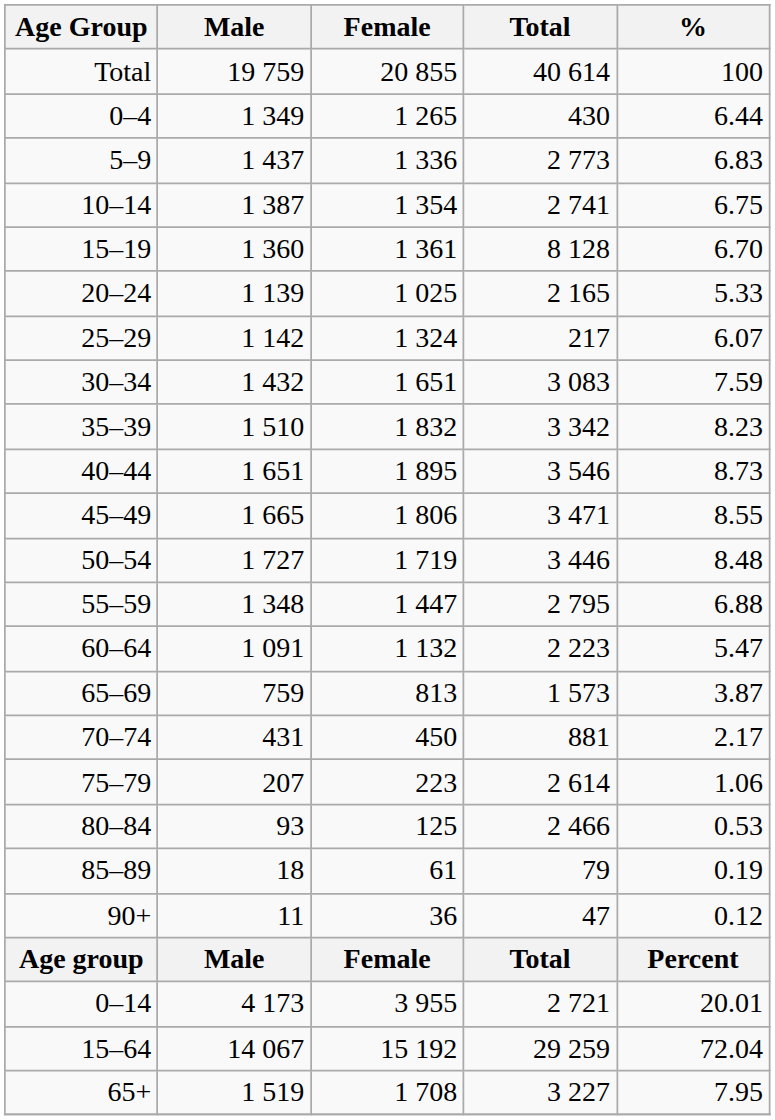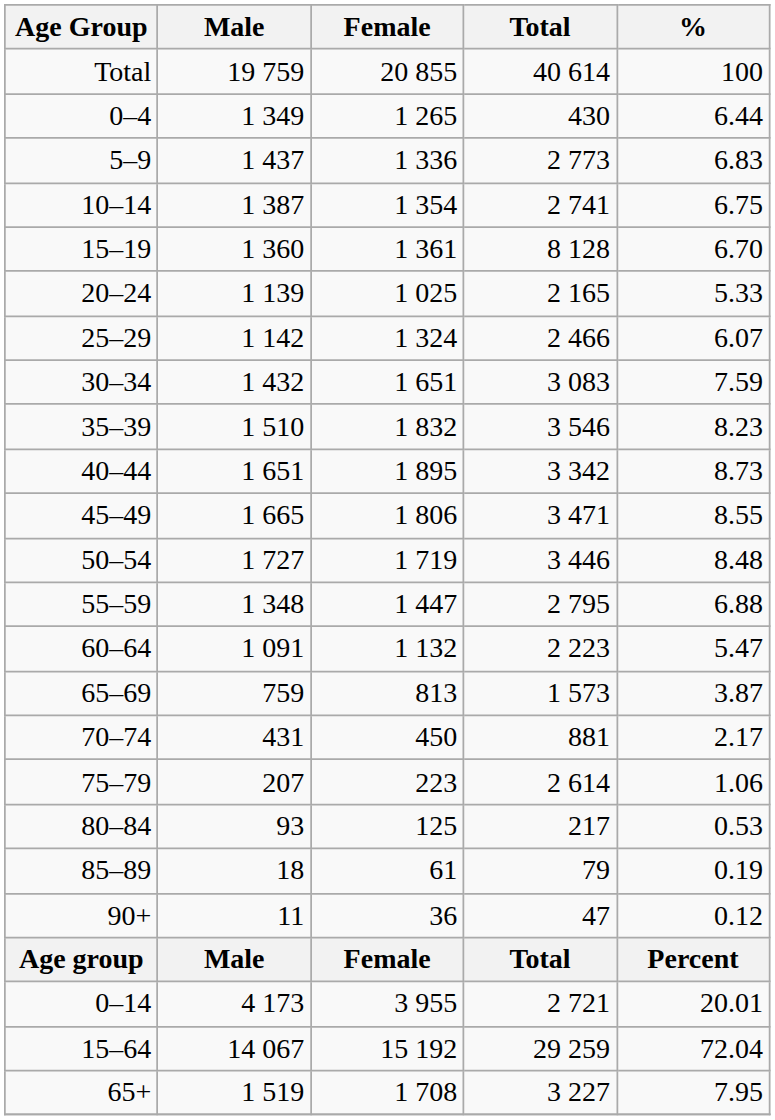(589, 337) 217 -> (579, 337) 2 466
(579, 426) 3 342 -> (579, 426) 3 546
(579, 470) 3 546 -> (579, 470) 3 342
(579, 826) 2 466 -> (589, 826) 217
